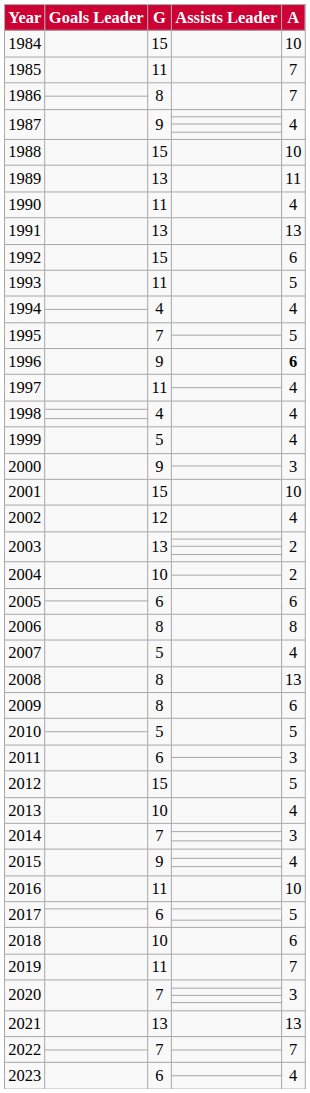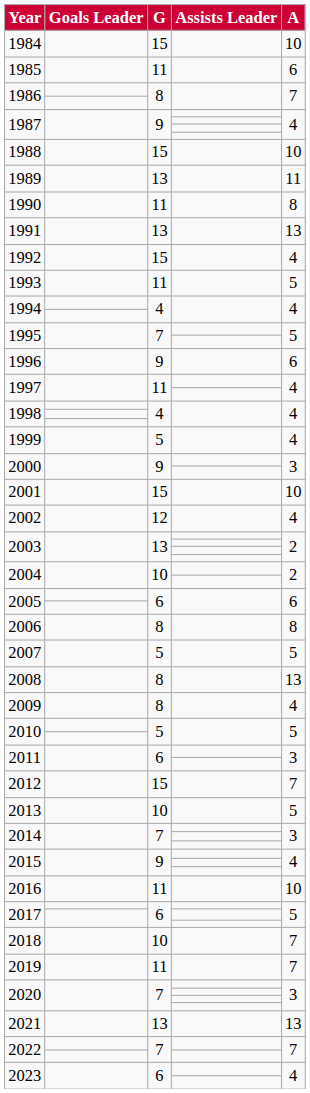(293, 69) 7 -> (293, 69) 6
(293, 204) 4 -> (293, 204) 8
(293, 257) 6 -> (293, 257) 4
(293, 361) bold -> (293, 361) normal
(293, 653) 4 -> (293, 653) 5
(293, 705) 6 -> (293, 705) 4
(293, 784) 5 -> (293, 784) 7
(293, 810) 4 -> (293, 810) 5
(293, 940) 6 -> (293, 940) 7
